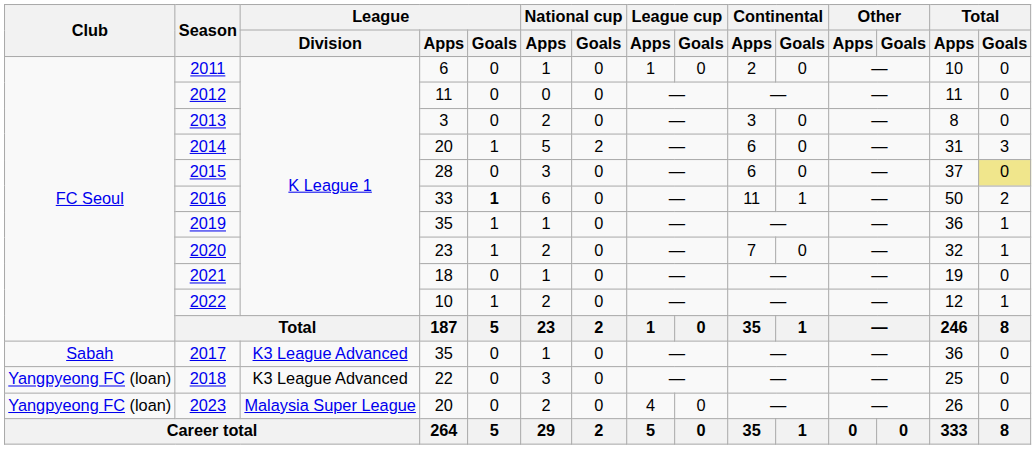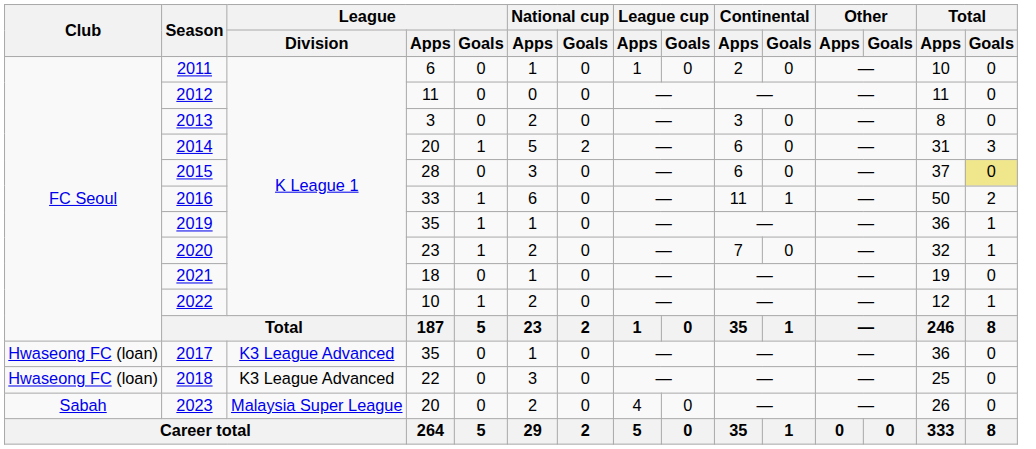(494, 198) bold -> (481, 198) normal
(90, 353) Sabah -> (83, 353) Hwaseong FC (loan)
(90, 379) Yangpyeong FC (loan) -> (83, 379) Hwaseong FC (loan)
(90, 405) Yangpyeong FC (loan) -> (83, 405) Sabah
